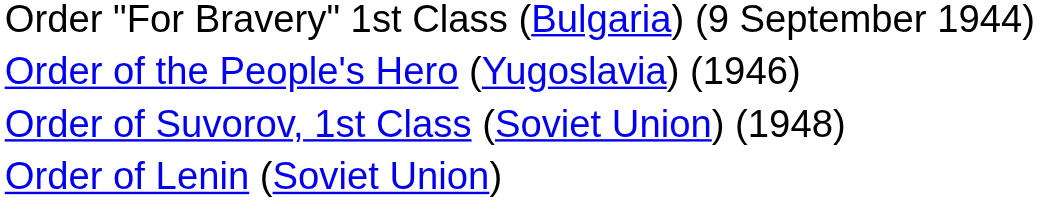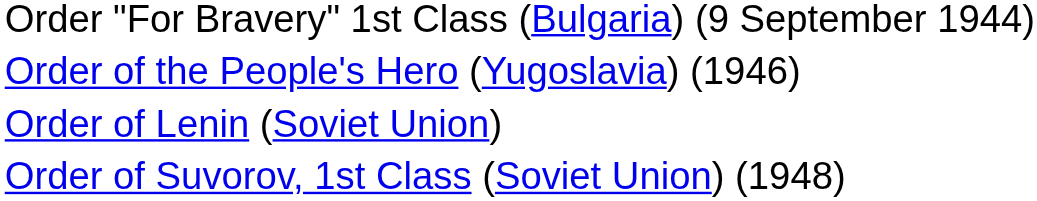rows swapped: (425, 124) <-> (253, 176)
